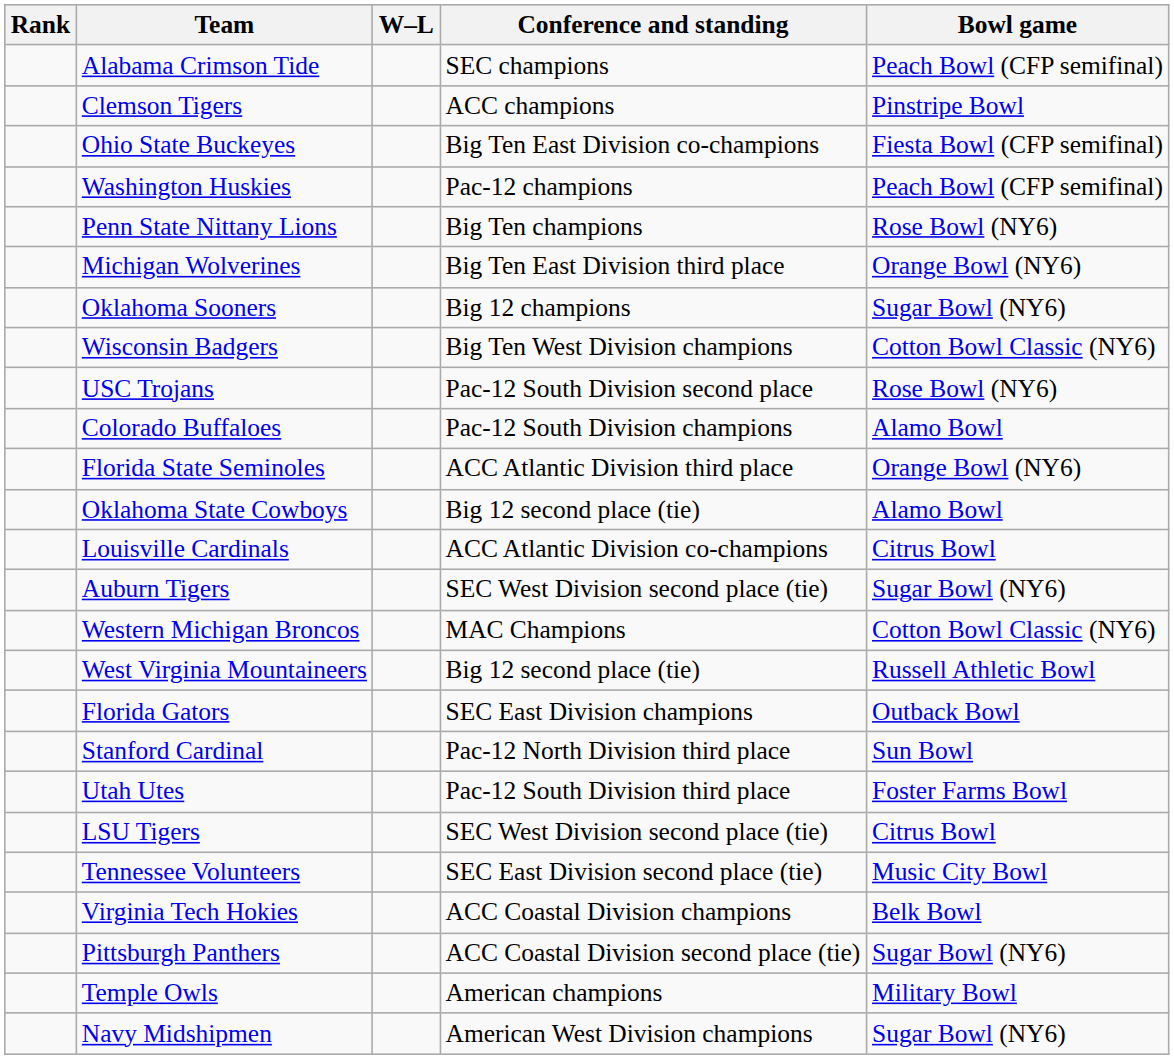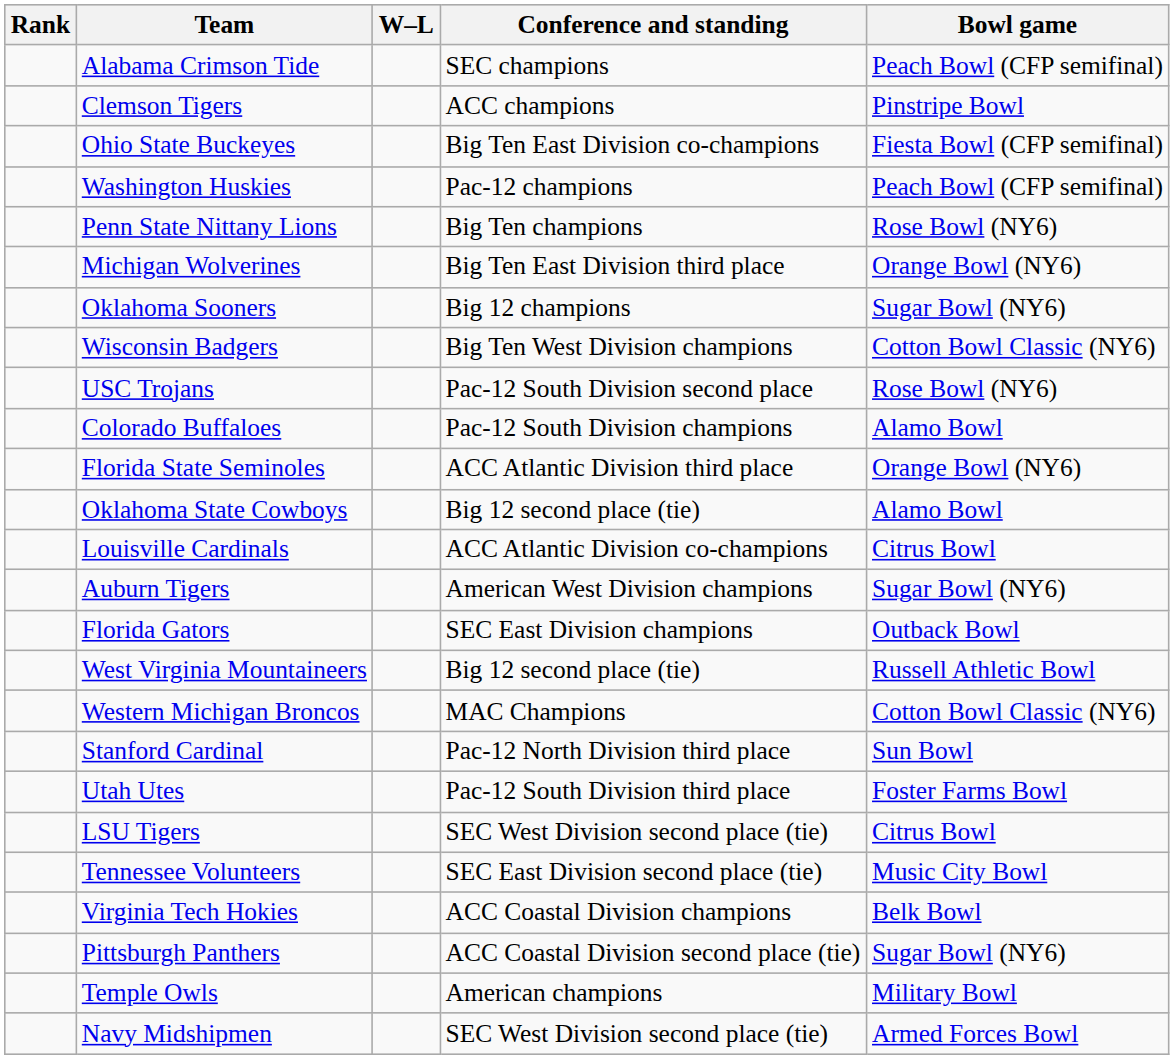(637, 589) SEC West Division second place (tie) -> (629, 589) American West Division champions
rows swapped: (221, 629) <-> (156, 710)
(629, 1033) American West Division champions -> (637, 1033) SEC West Division second place (tie)
(969, 1033) Sugar Bowl (NY6) -> (975, 1033) Armed Forces Bowl
